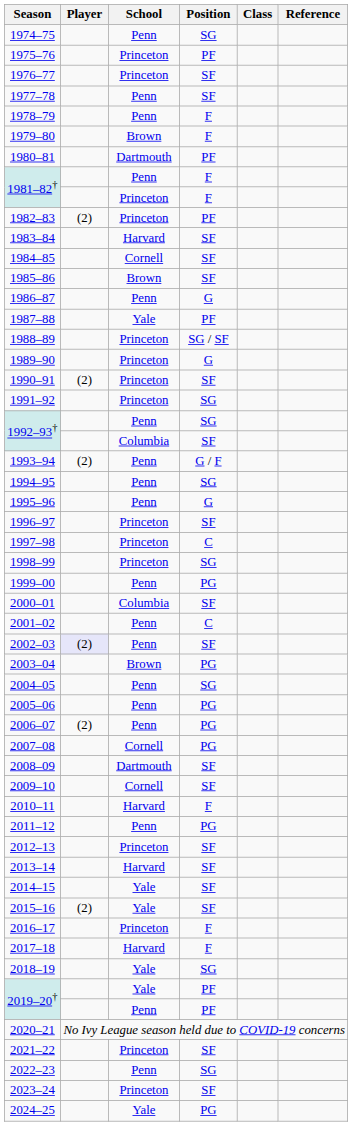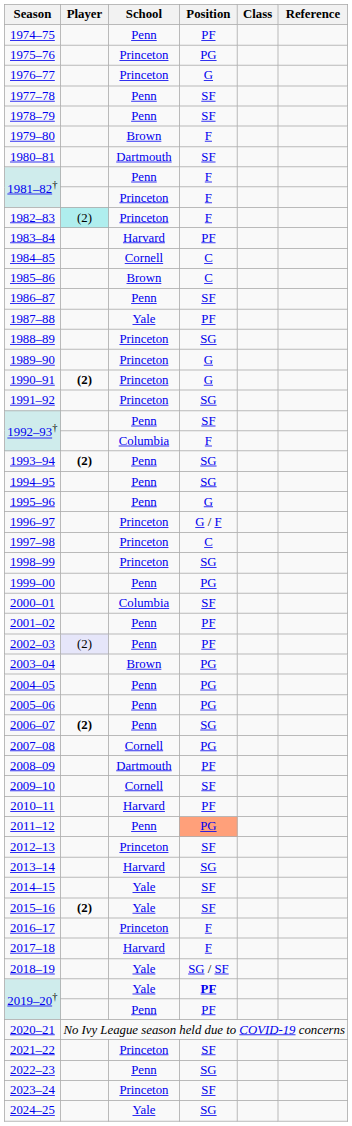(208, 34) SG -> (208, 34) PF
(208, 55) PF -> (208, 55) PG
(208, 75) SF -> (208, 75) G
(208, 116) F -> (208, 116) SF
(208, 156) PF -> (208, 156) SF
(84, 217) no background -> (84, 217) paleturquoise background
(208, 217) PF -> (208, 217) F
(208, 237) SF -> (208, 237) PF
(208, 258) SF -> (208, 258) C
(208, 278) SF -> (208, 278) C
(208, 298) G -> (208, 298) SF
(208, 339) SG / SF -> (208, 339) SG
(84, 380) normal -> (84, 380) bold
(208, 380) SF -> (208, 380) G
(208, 420) SG -> (208, 420) SF
(208, 440) SF -> (208, 440) F
(84, 461) normal -> (84, 461) bold
(208, 461) G / F -> (208, 461) SG
(208, 522) SF -> (208, 522) G / F
(208, 623) C -> (208, 623) PF
(208, 643) SF -> (208, 643) PF
(208, 684) SG -> (208, 684) PG
(84, 725) normal -> (84, 725) bold
(208, 725) PG -> (208, 725) SG
(208, 765) SF -> (208, 765) PF
(208, 806) F -> (208, 806) PF
(208, 826) no background -> (208, 826) lightsalmon background
(208, 867) SF -> (208, 867) SG
(84, 907) normal -> (84, 907) bold
(208, 968) SG -> (208, 968) SG / SF
(208, 989) normal -> (208, 989) bold
(208, 1110) PG -> (208, 1110) SG
